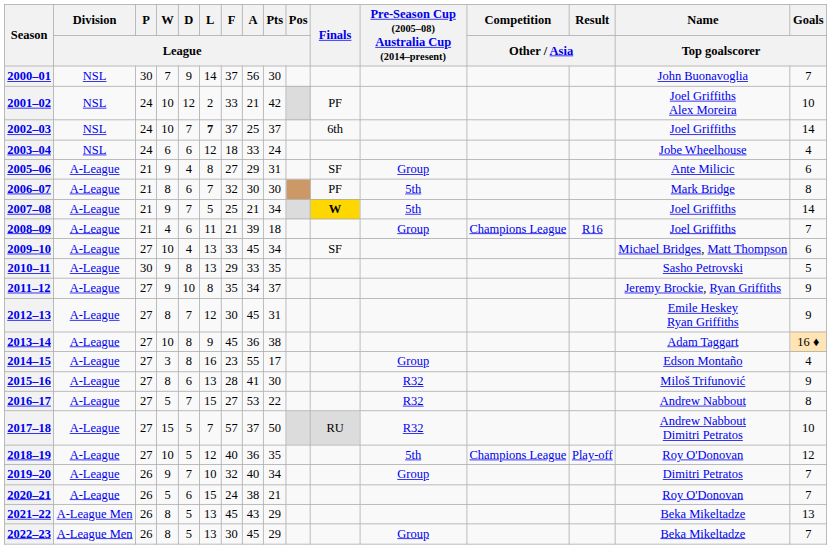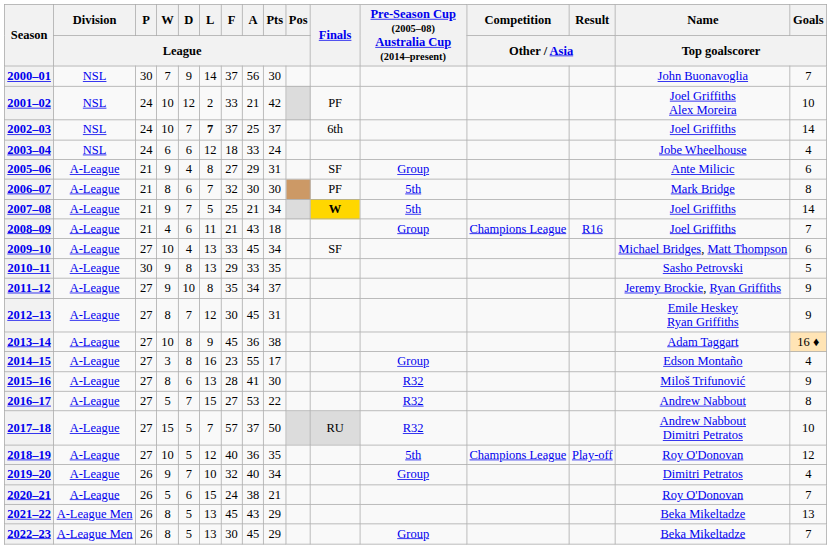(253, 228) 39 -> (253, 228) 43
(808, 474) 7 -> (808, 474) 4
